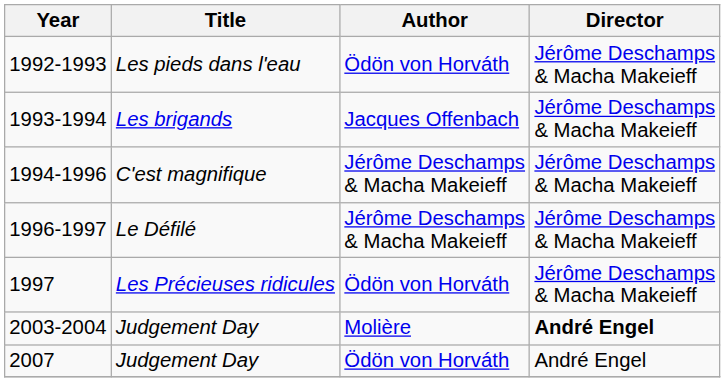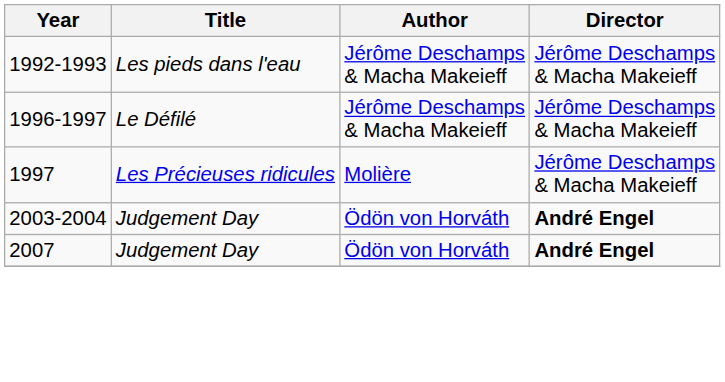(427, 64) Ödön von Horváth -> (435, 64) Jérôme Deschamps & Macha Makeieff
- row: (58, 119)
- row: (58, 174)
(427, 284) Ödön von Horváth -> (378, 174) Molière
(378, 328) Molière -> (427, 218) Ödön von Horváth
(590, 360) normal -> (594, 250) bold
